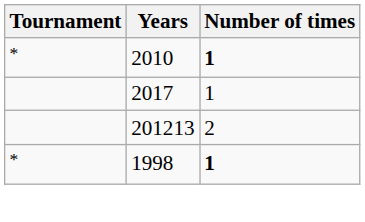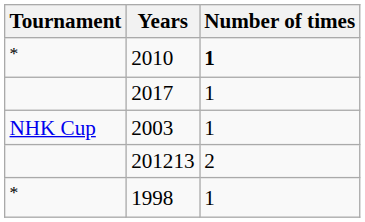+ row: (152, 127)
(210, 163) bold -> (210, 197) normal
